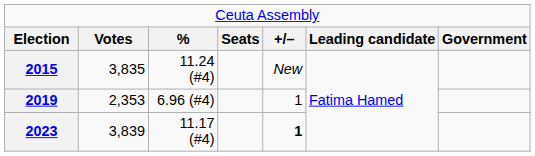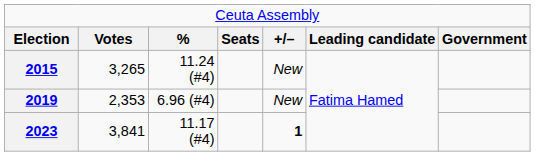(127, 69) 3,835 -> (127, 69) 3,265
(298, 100) 1 -> (288, 100) New
(127, 131) 3,839 -> (127, 131) 3,841
